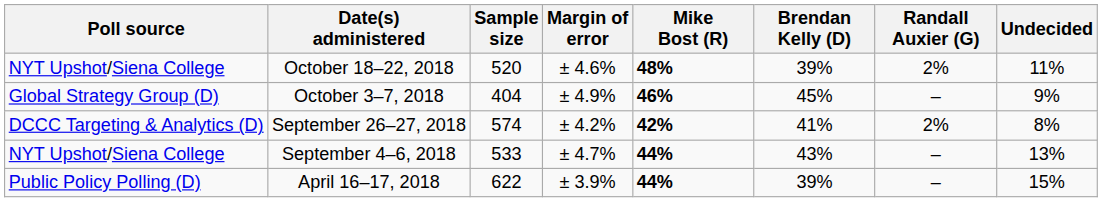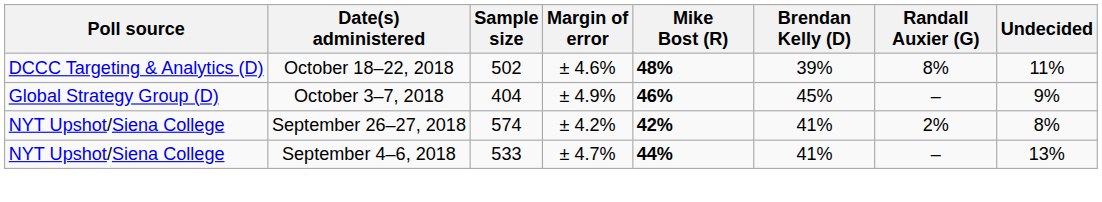(117, 67) NYT Upshot/Siena College -> (136, 67) DCCC Targeting & Analytics (D)
(506, 67) 520 -> (506, 67) 502
(936, 67) 2% -> (936, 67) 8%
(136, 125) DCCC Targeting & Analytics (D) -> (117, 125) NYT Upshot/Siena College
(814, 153) 43% -> (814, 153) 41%
- row: (369, 182)
